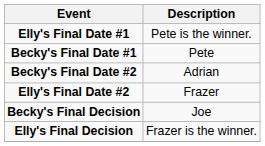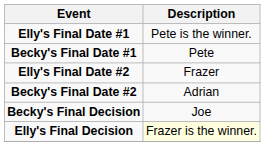rows swapped: (74, 92) <-> (74, 72)
(201, 131) no background -> (201, 131) lightyellow background
